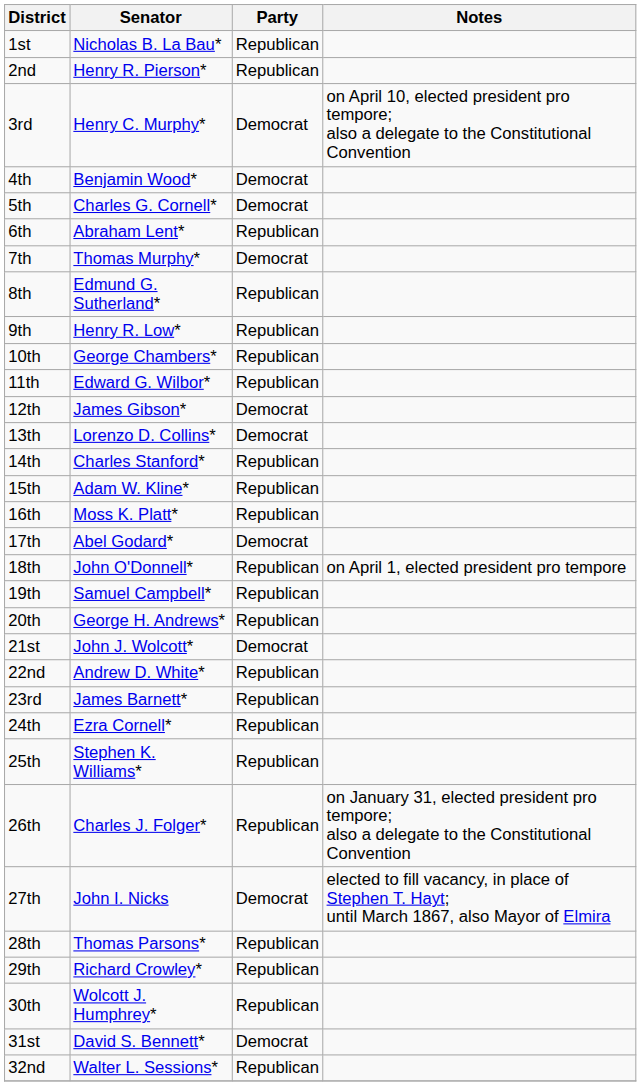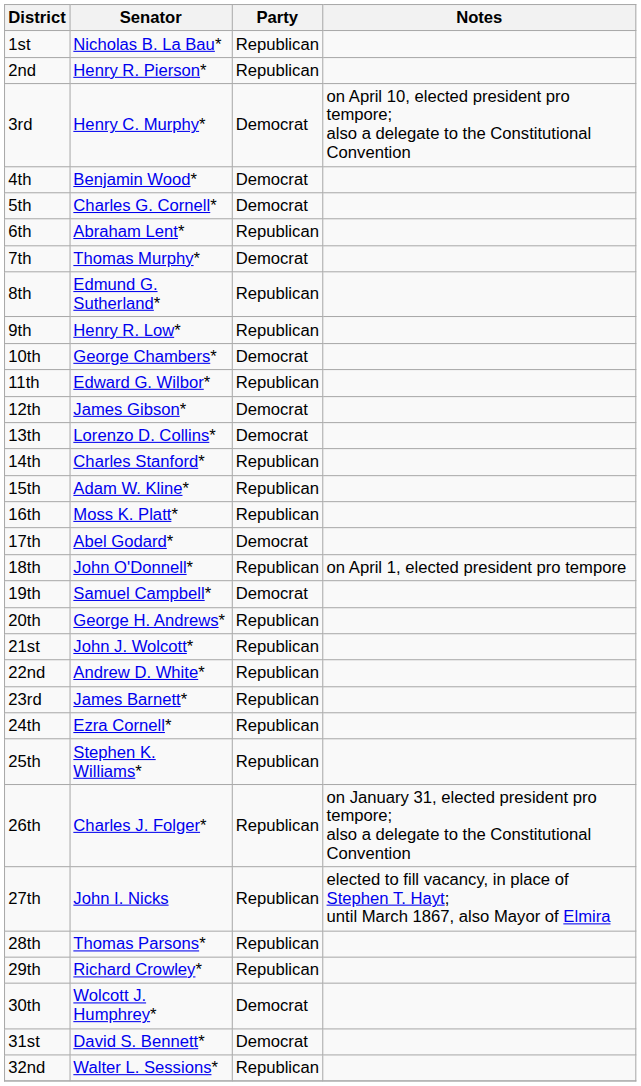(277, 356) Republican -> (272, 356) Democrat
(277, 593) Republican -> (272, 593) Democrat
(272, 646) Democrat -> (277, 646) Republican
(272, 898) Democrat -> (277, 898) Republican
(277, 1005) Republican -> (272, 1005) Democrat
